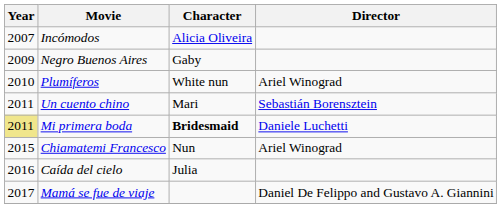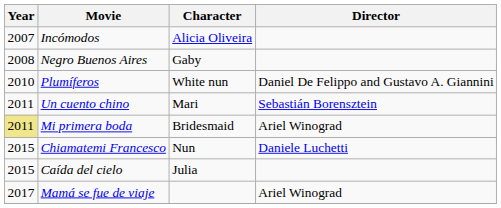(21, 60) 2009 -> (21, 60) 2008
(300, 82) Ariel Winograd -> (376, 82) Daniel De Felippo and Gustavo A. Giannini
(205, 126) bold -> (203, 126) normal
(303, 126) Daniele Luchetti -> (300, 126) Ariel Winograd
(300, 148) Ariel Winograd -> (303, 148) Daniele Luchetti
(21, 170) 2016 -> (21, 170) 2015
(376, 192) Daniel De Felippo and Gustavo A. Giannini -> (300, 192) Ariel Winograd
